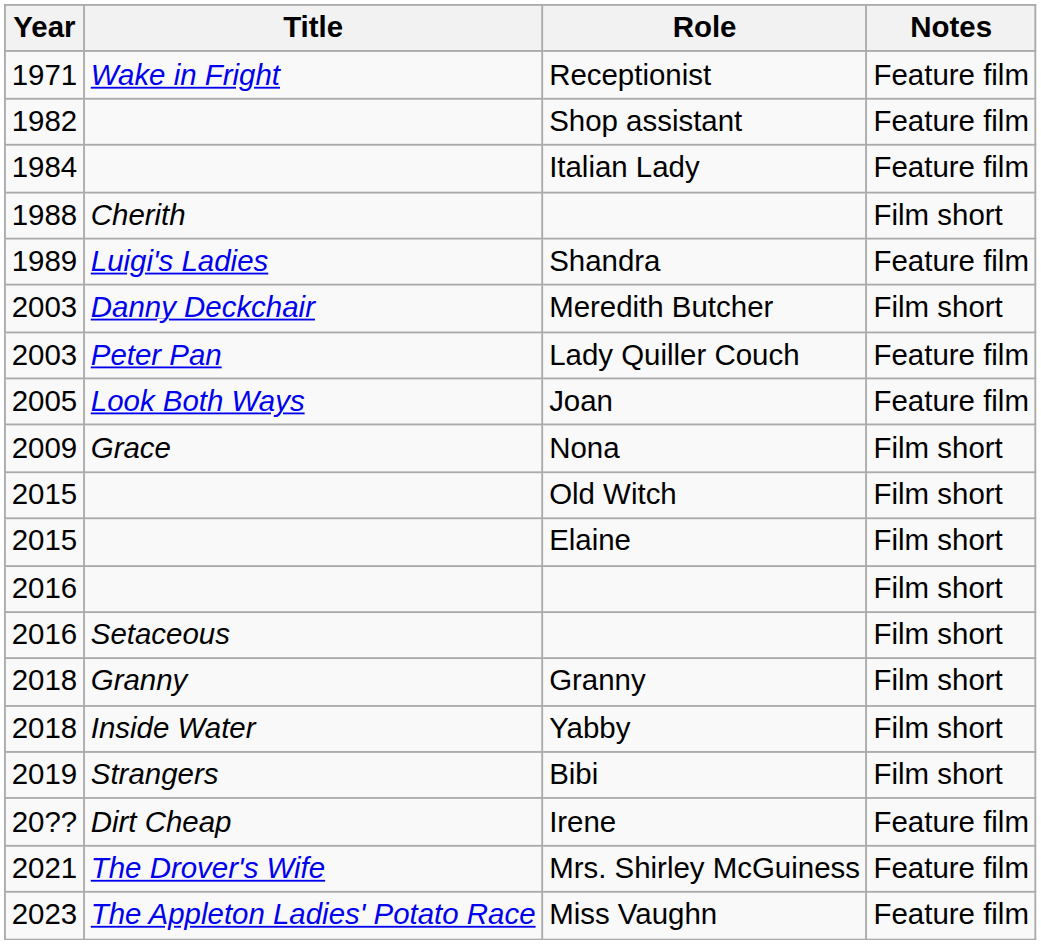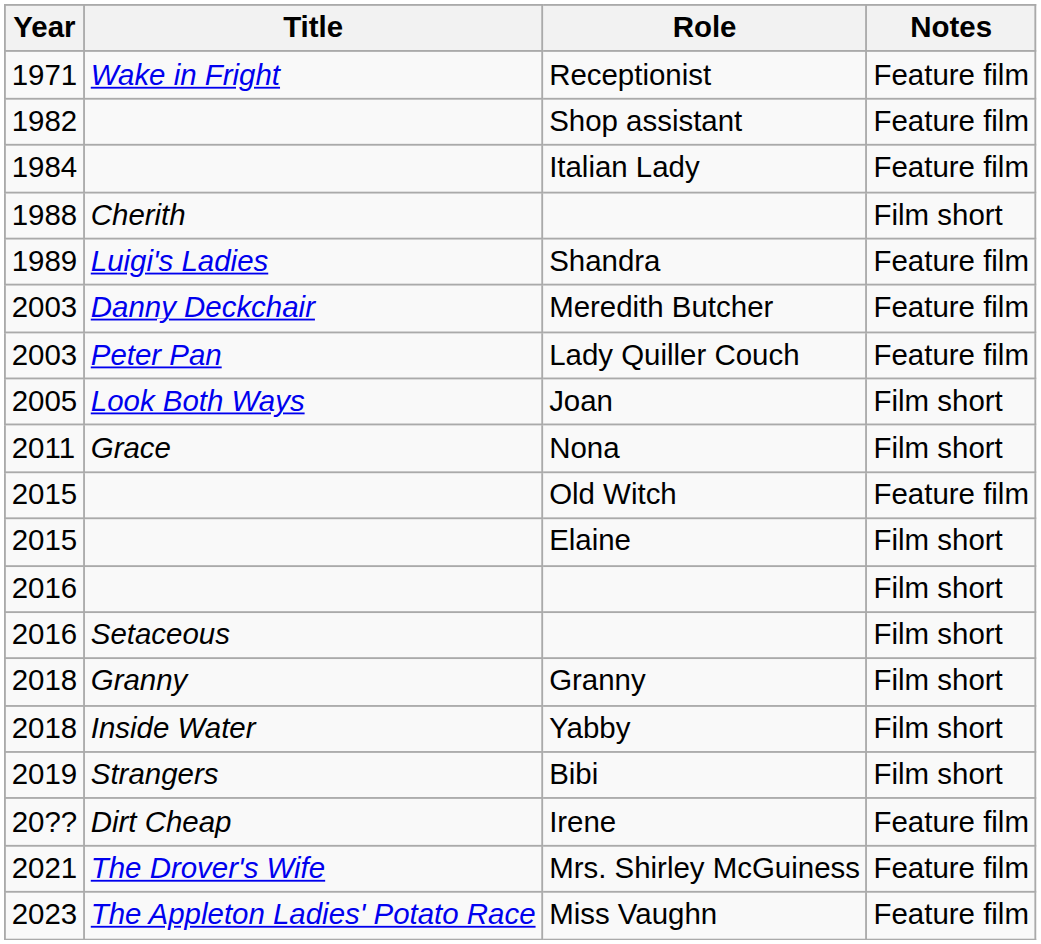(938, 307) Film short -> (951, 307) Feature film
(951, 401) Feature film -> (938, 401) Film short
(44, 448) 2009 -> (43, 448) 2011
(938, 494) Film short -> (951, 494) Feature film
